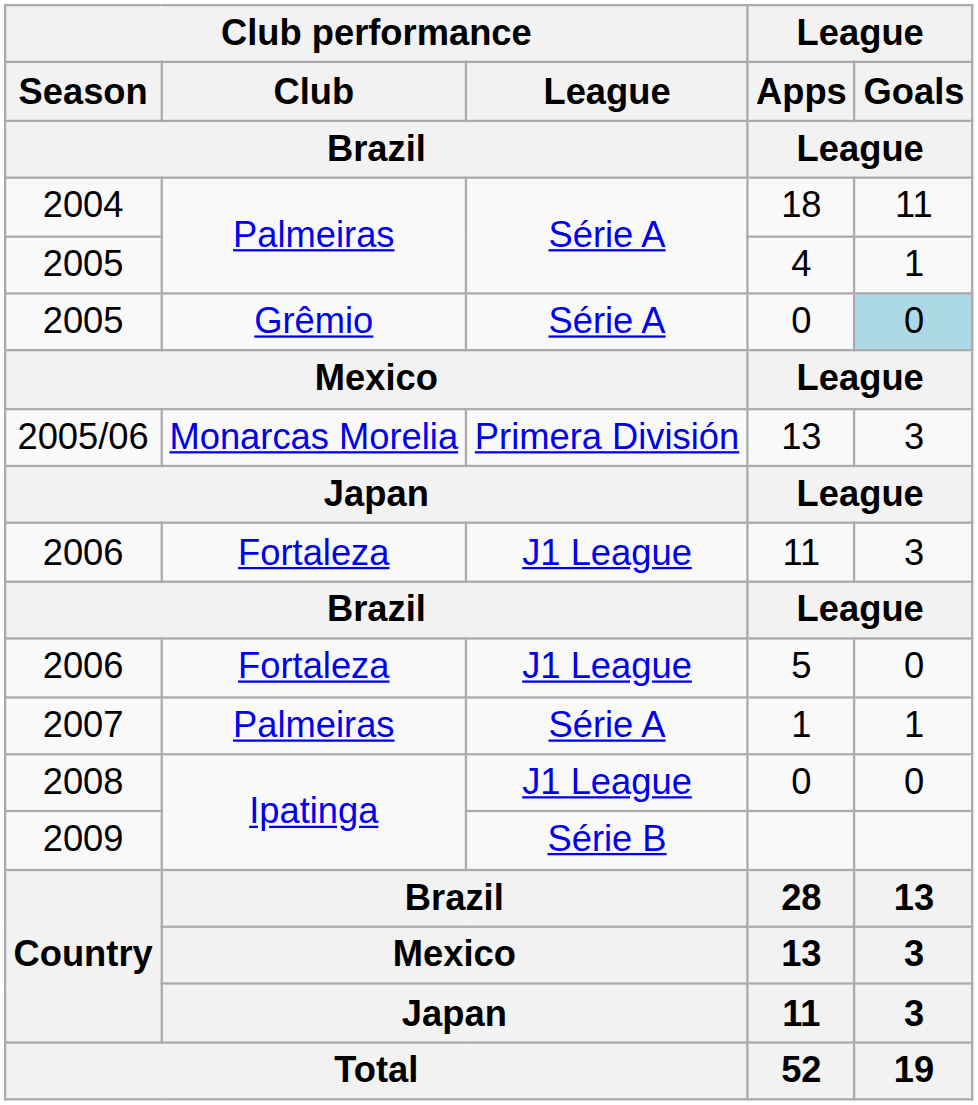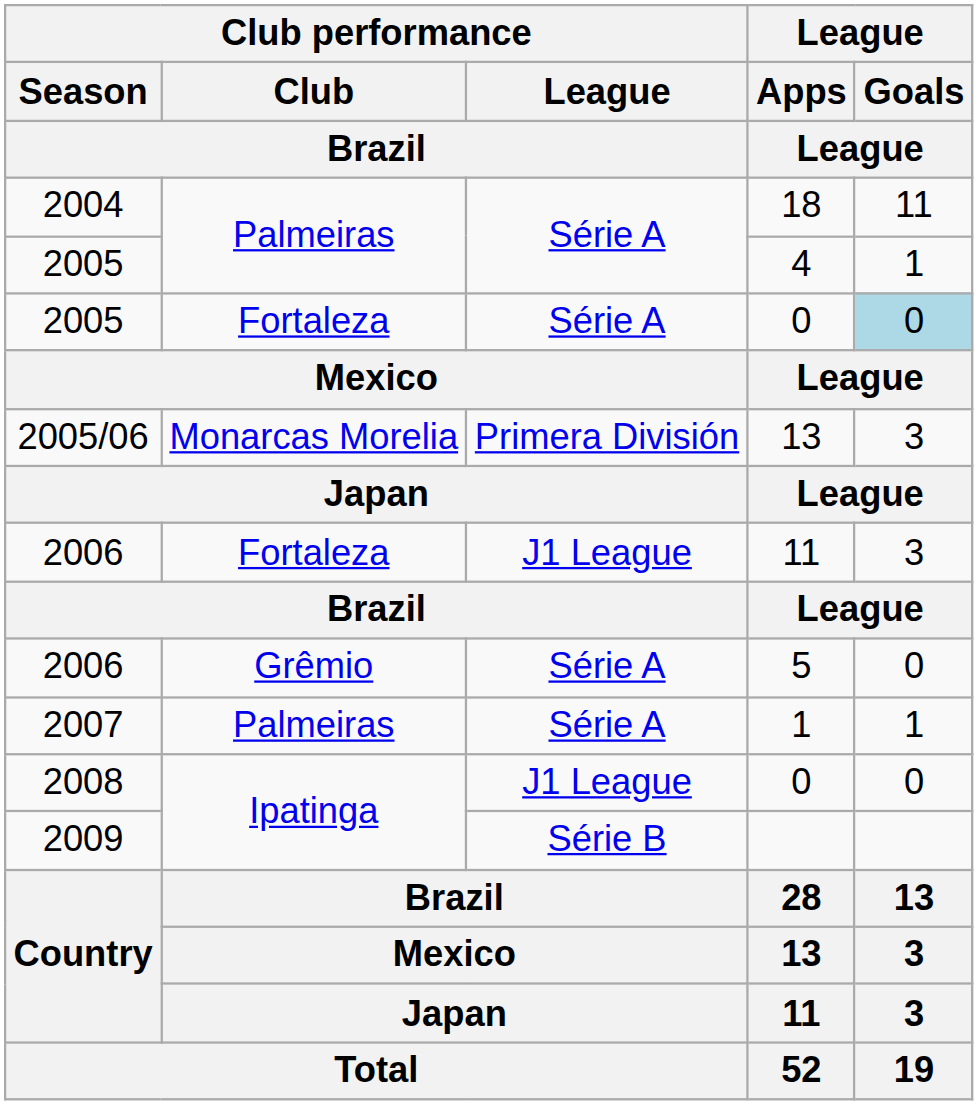(314, 321) Grêmio -> (314, 321) Fortaleza
(314, 666) Fortaleza -> (314, 666) Grêmio
(607, 666) J1 League -> (607, 666) Série A
